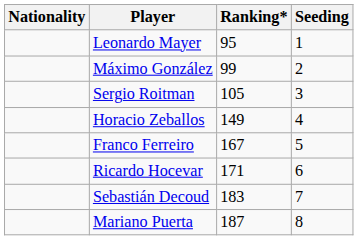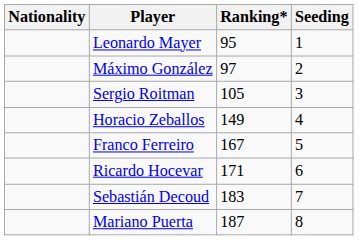(228, 68) 99 -> (228, 68) 97
